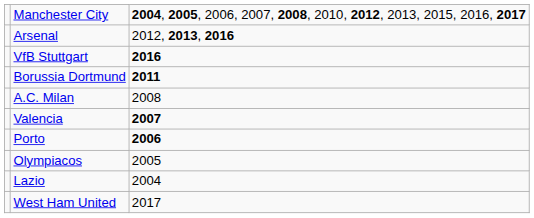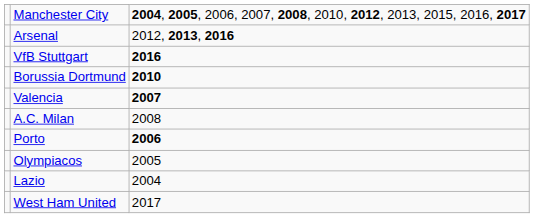(146, 77) 2011 -> (146, 77) 2010
rows swapped: (44, 98) <-> (38, 118)
